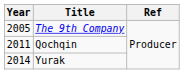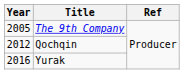(19, 45) 2011 -> (19, 45) 2012
(19, 61) 2014 -> (19, 61) 2016
